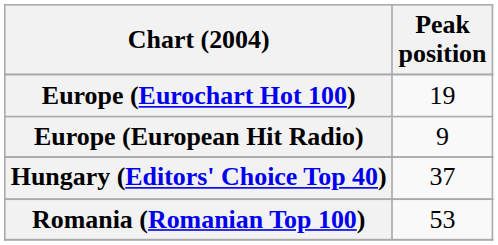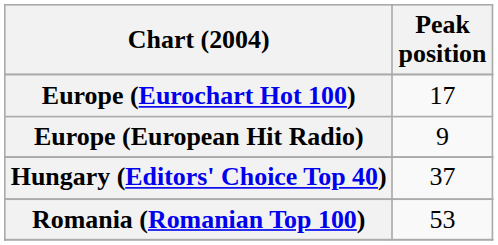(443, 95) 19 -> (443, 95) 17
